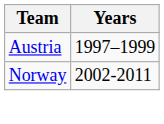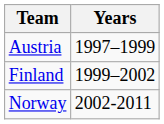+ row: (36, 75)
